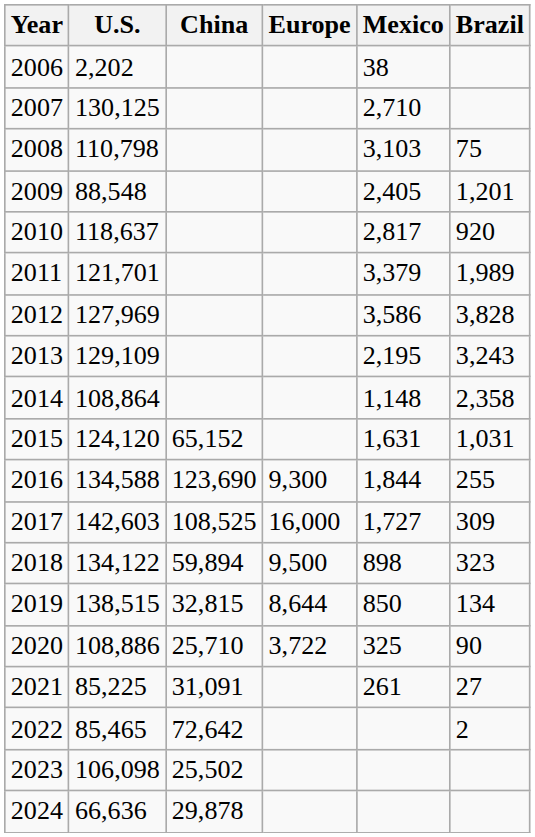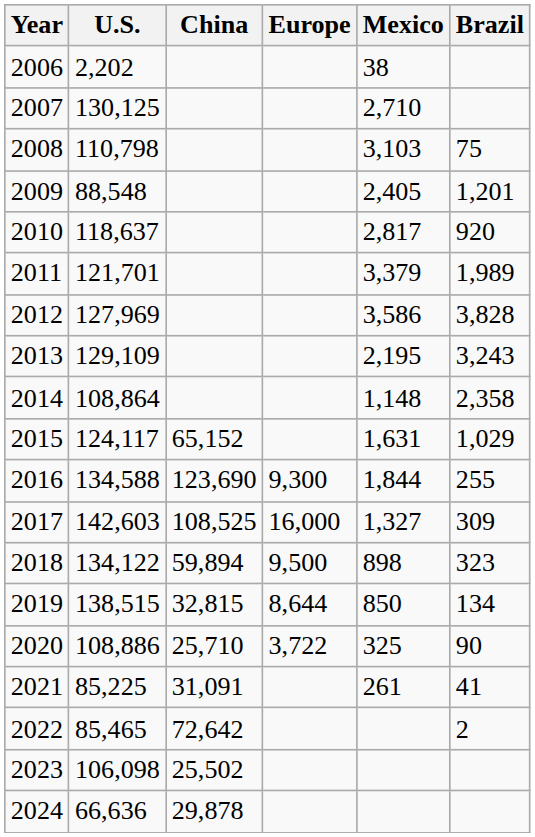(117, 438) 124,120 -> (117, 438) 124,117
(485, 438) 1,031 -> (485, 438) 1,029
(392, 521) 1,727 -> (392, 521) 1,327
(469, 686) 27 -> (469, 686) 41
